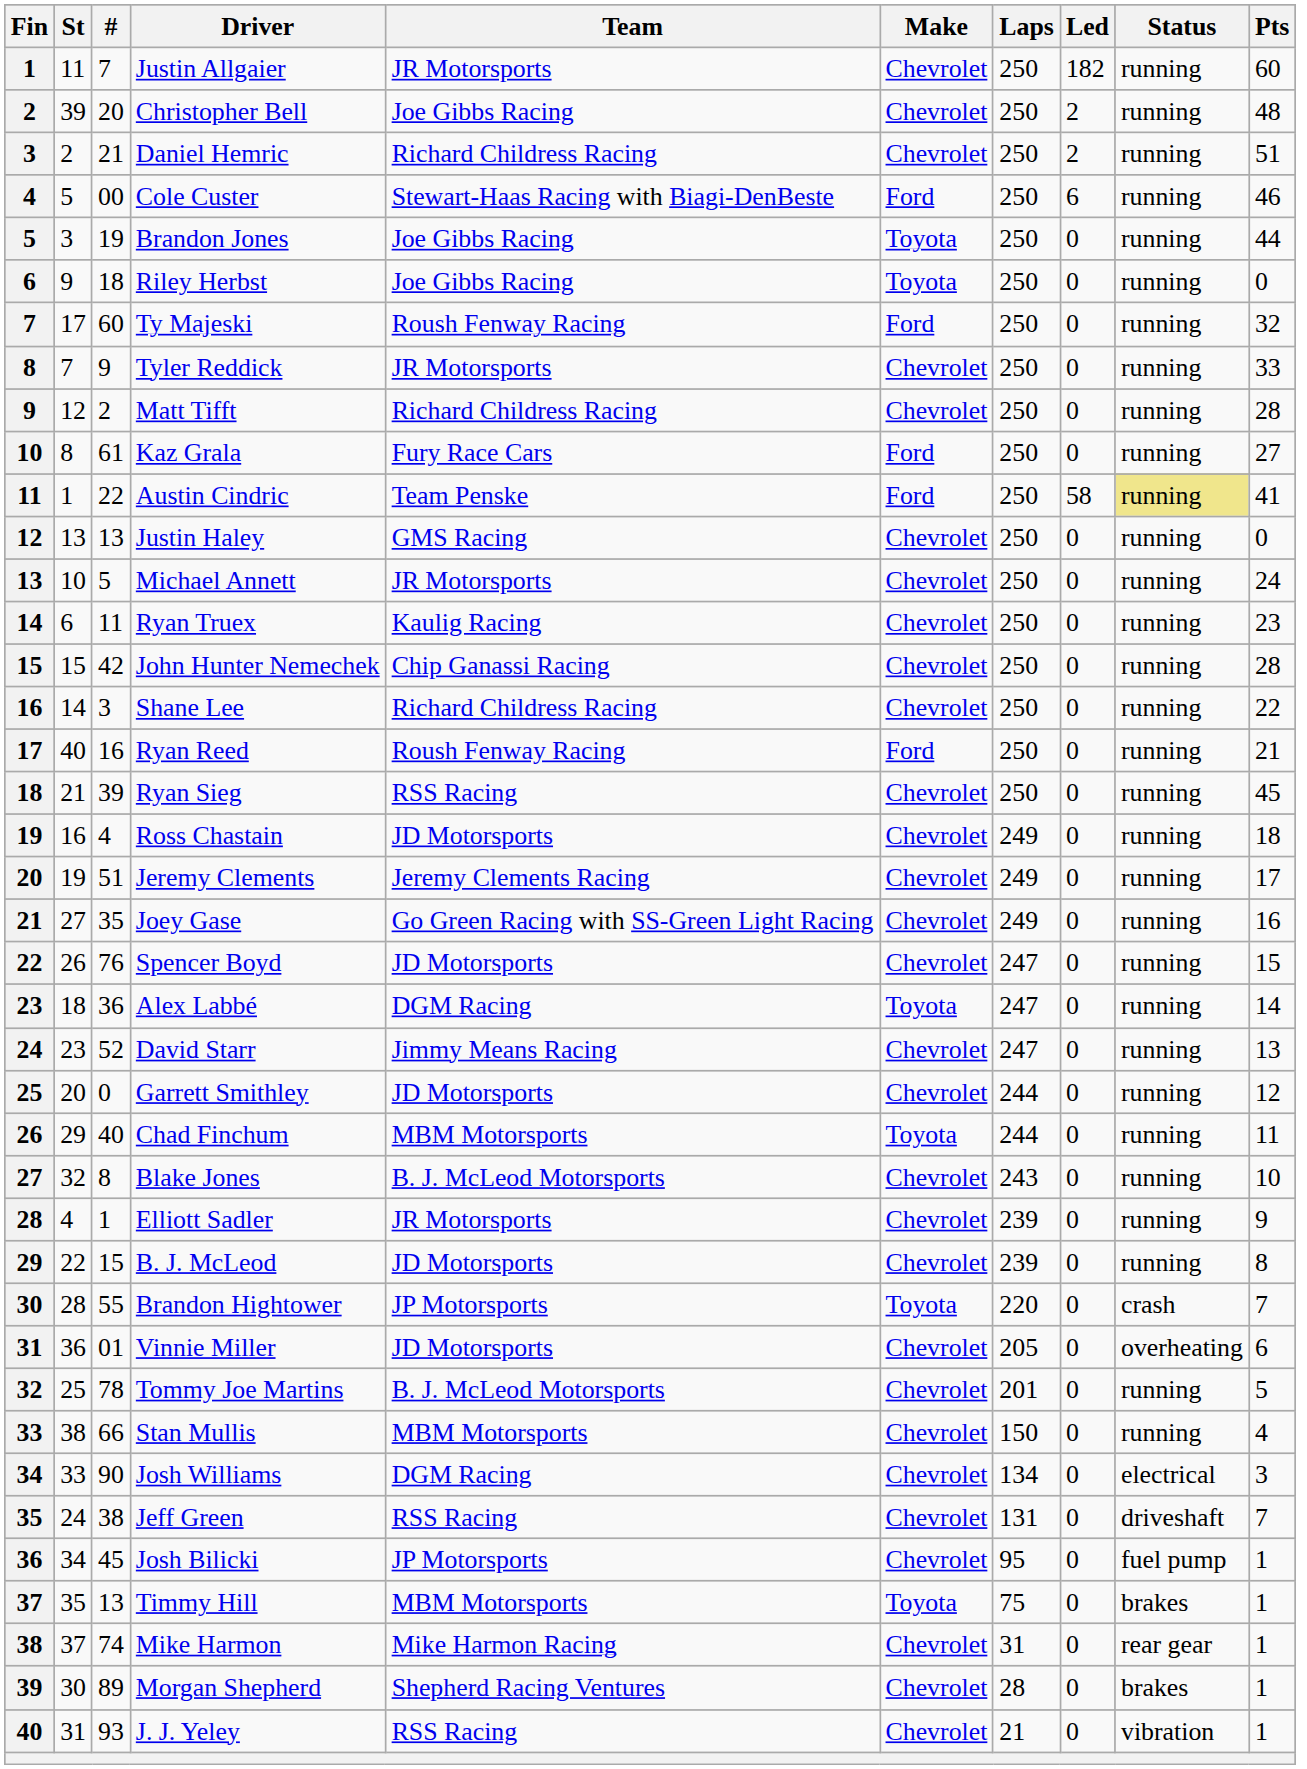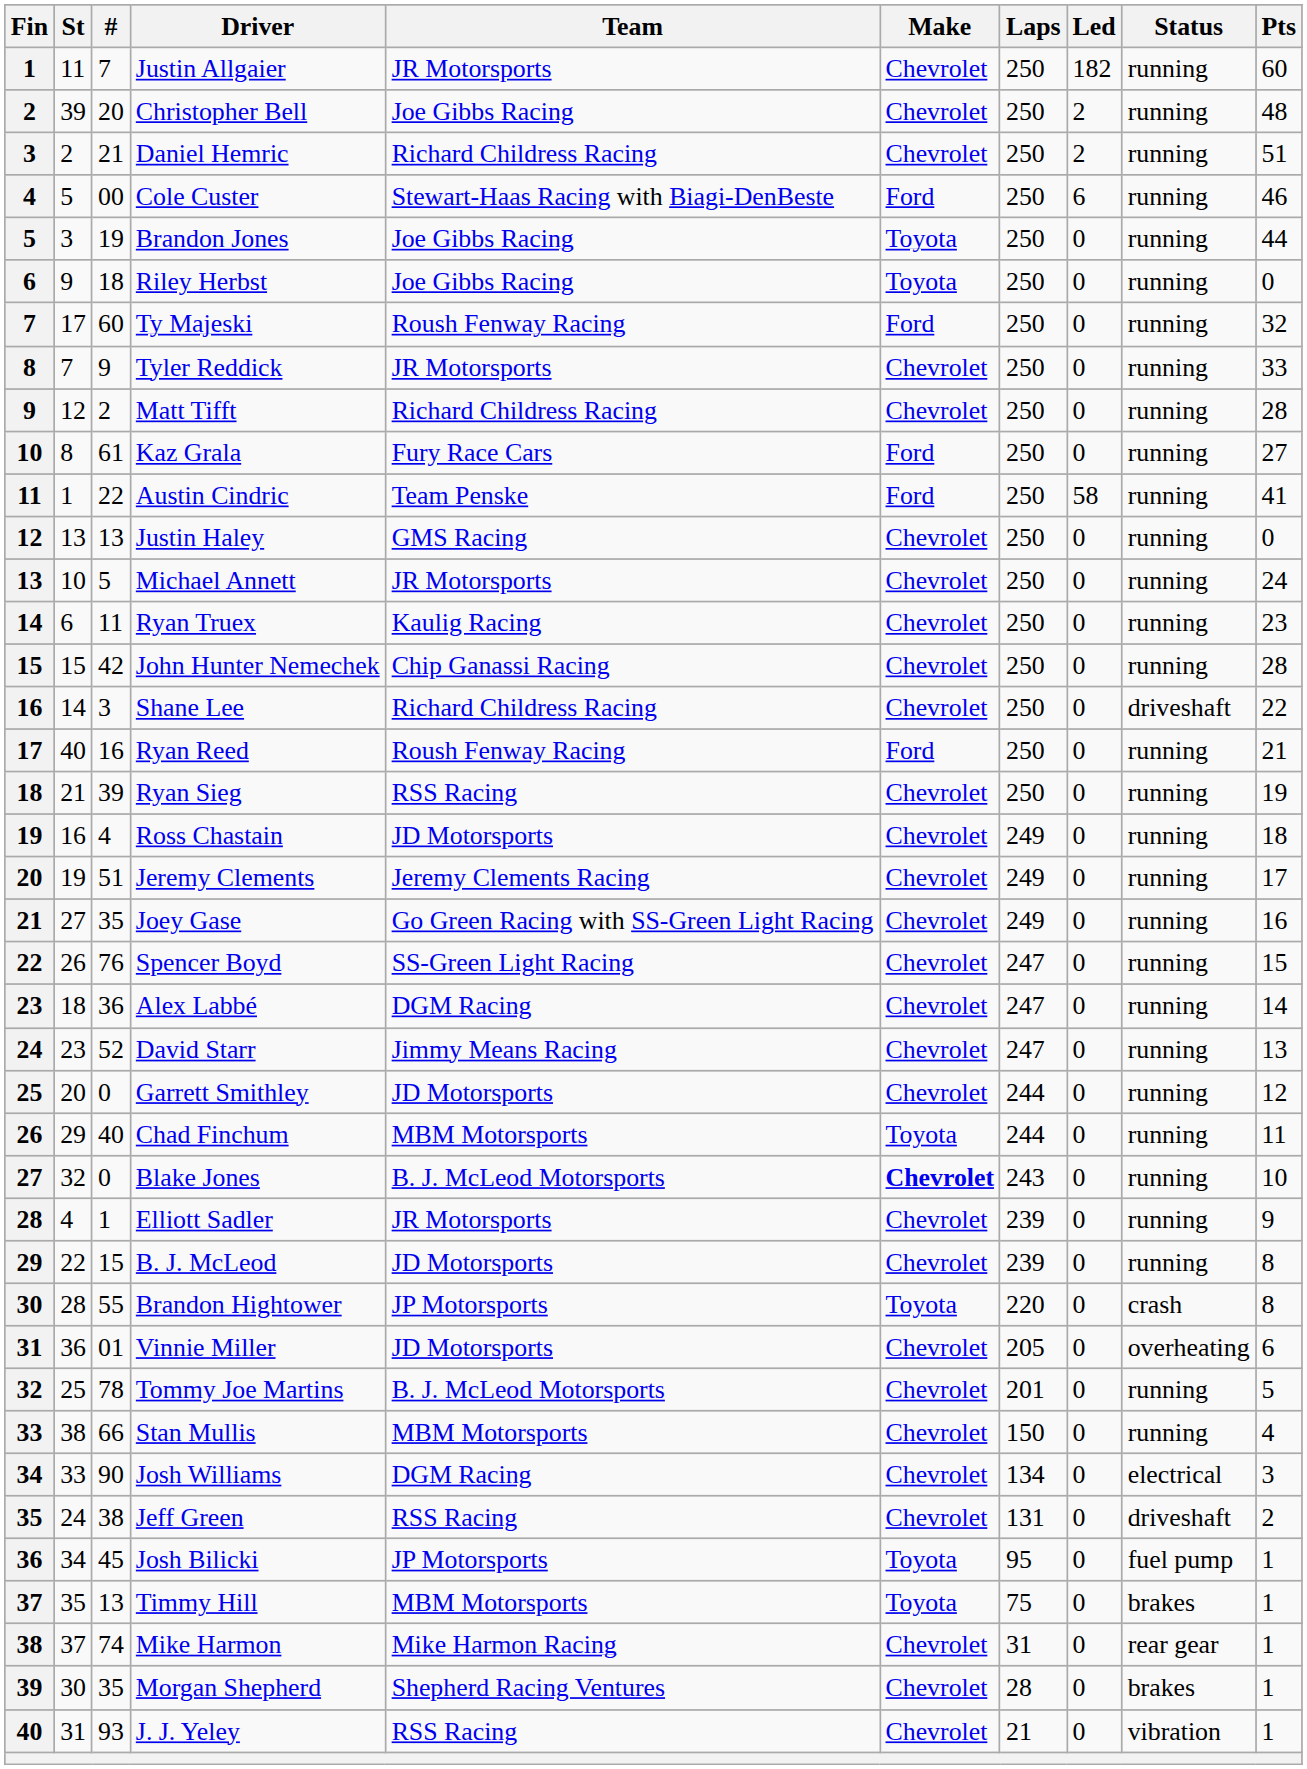(1161, 494) khaki background -> (1168, 494) no background
(1161, 707) running -> (1179, 707) driveshaft
(1268, 792) 45 -> (1274, 792) 19
(472, 963) JD Motorsports -> (513, 963) SS-Green Light Racing
(921, 1005) Toyota -> (936, 1005) Chevrolet
(104, 1176) 8 -> (104, 1176) 0
(936, 1176) normal -> (940, 1176) bold
(1261, 1304) 7 -> (1268, 1304) 8
(1261, 1517) 7 -> (1268, 1517) 2
(936, 1559) Chevrolet -> (921, 1559) Toyota
(111, 1687) 89 -> (111, 1687) 35
